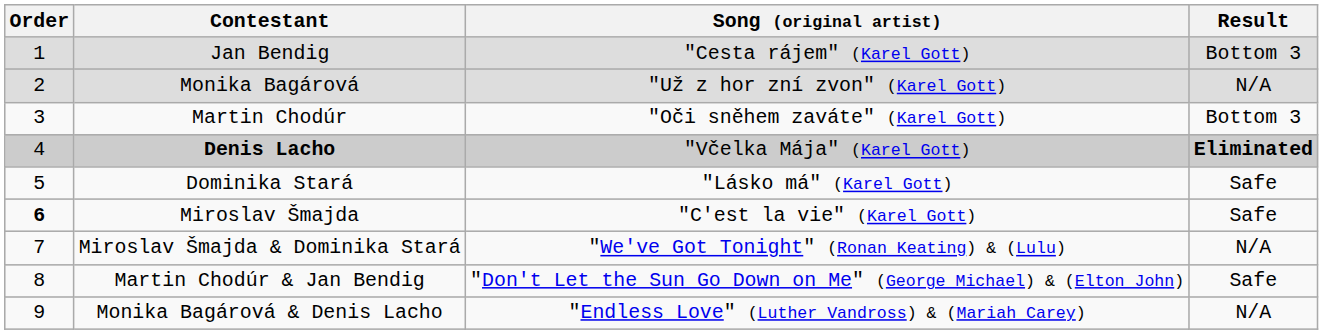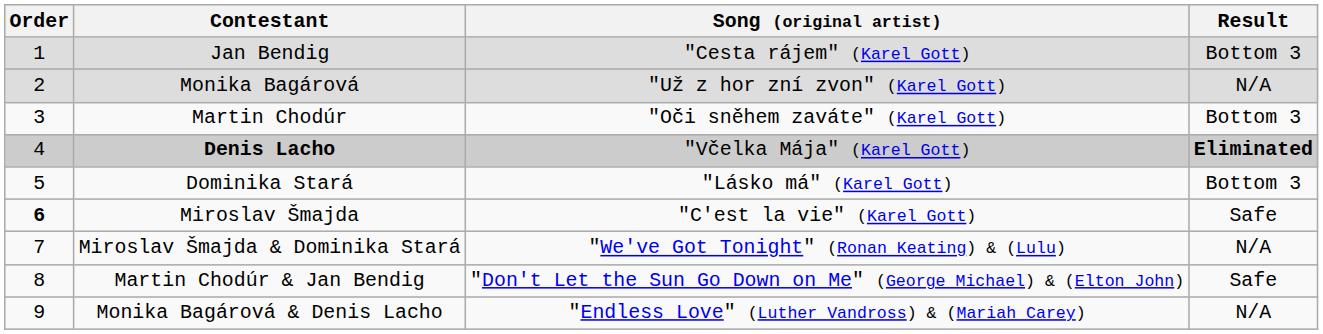(1253, 183) Safe -> (1253, 183) Bottom 3
